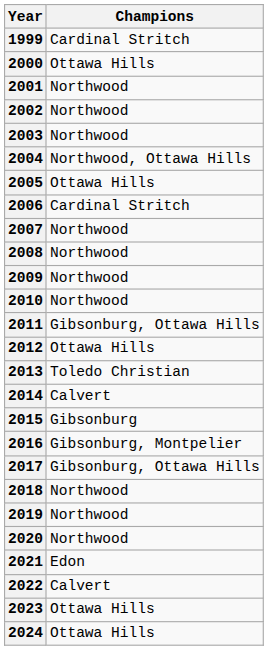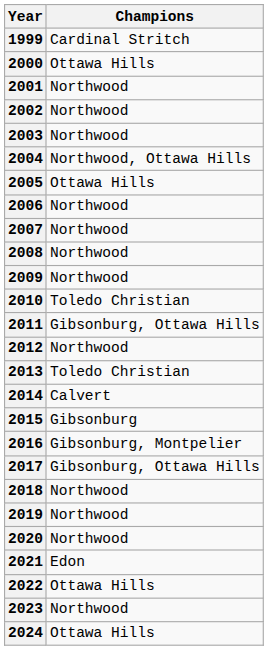(120, 206) Cardinal Stritch -> (89, 206) Northwood
(89, 301) Northwood -> (120, 301) Toledo Christian
(102, 349) Ottawa Hills -> (89, 349) Northwood
(81, 586) Calvert -> (102, 586) Ottawa Hills
(102, 610) Ottawa Hills -> (89, 610) Northwood
